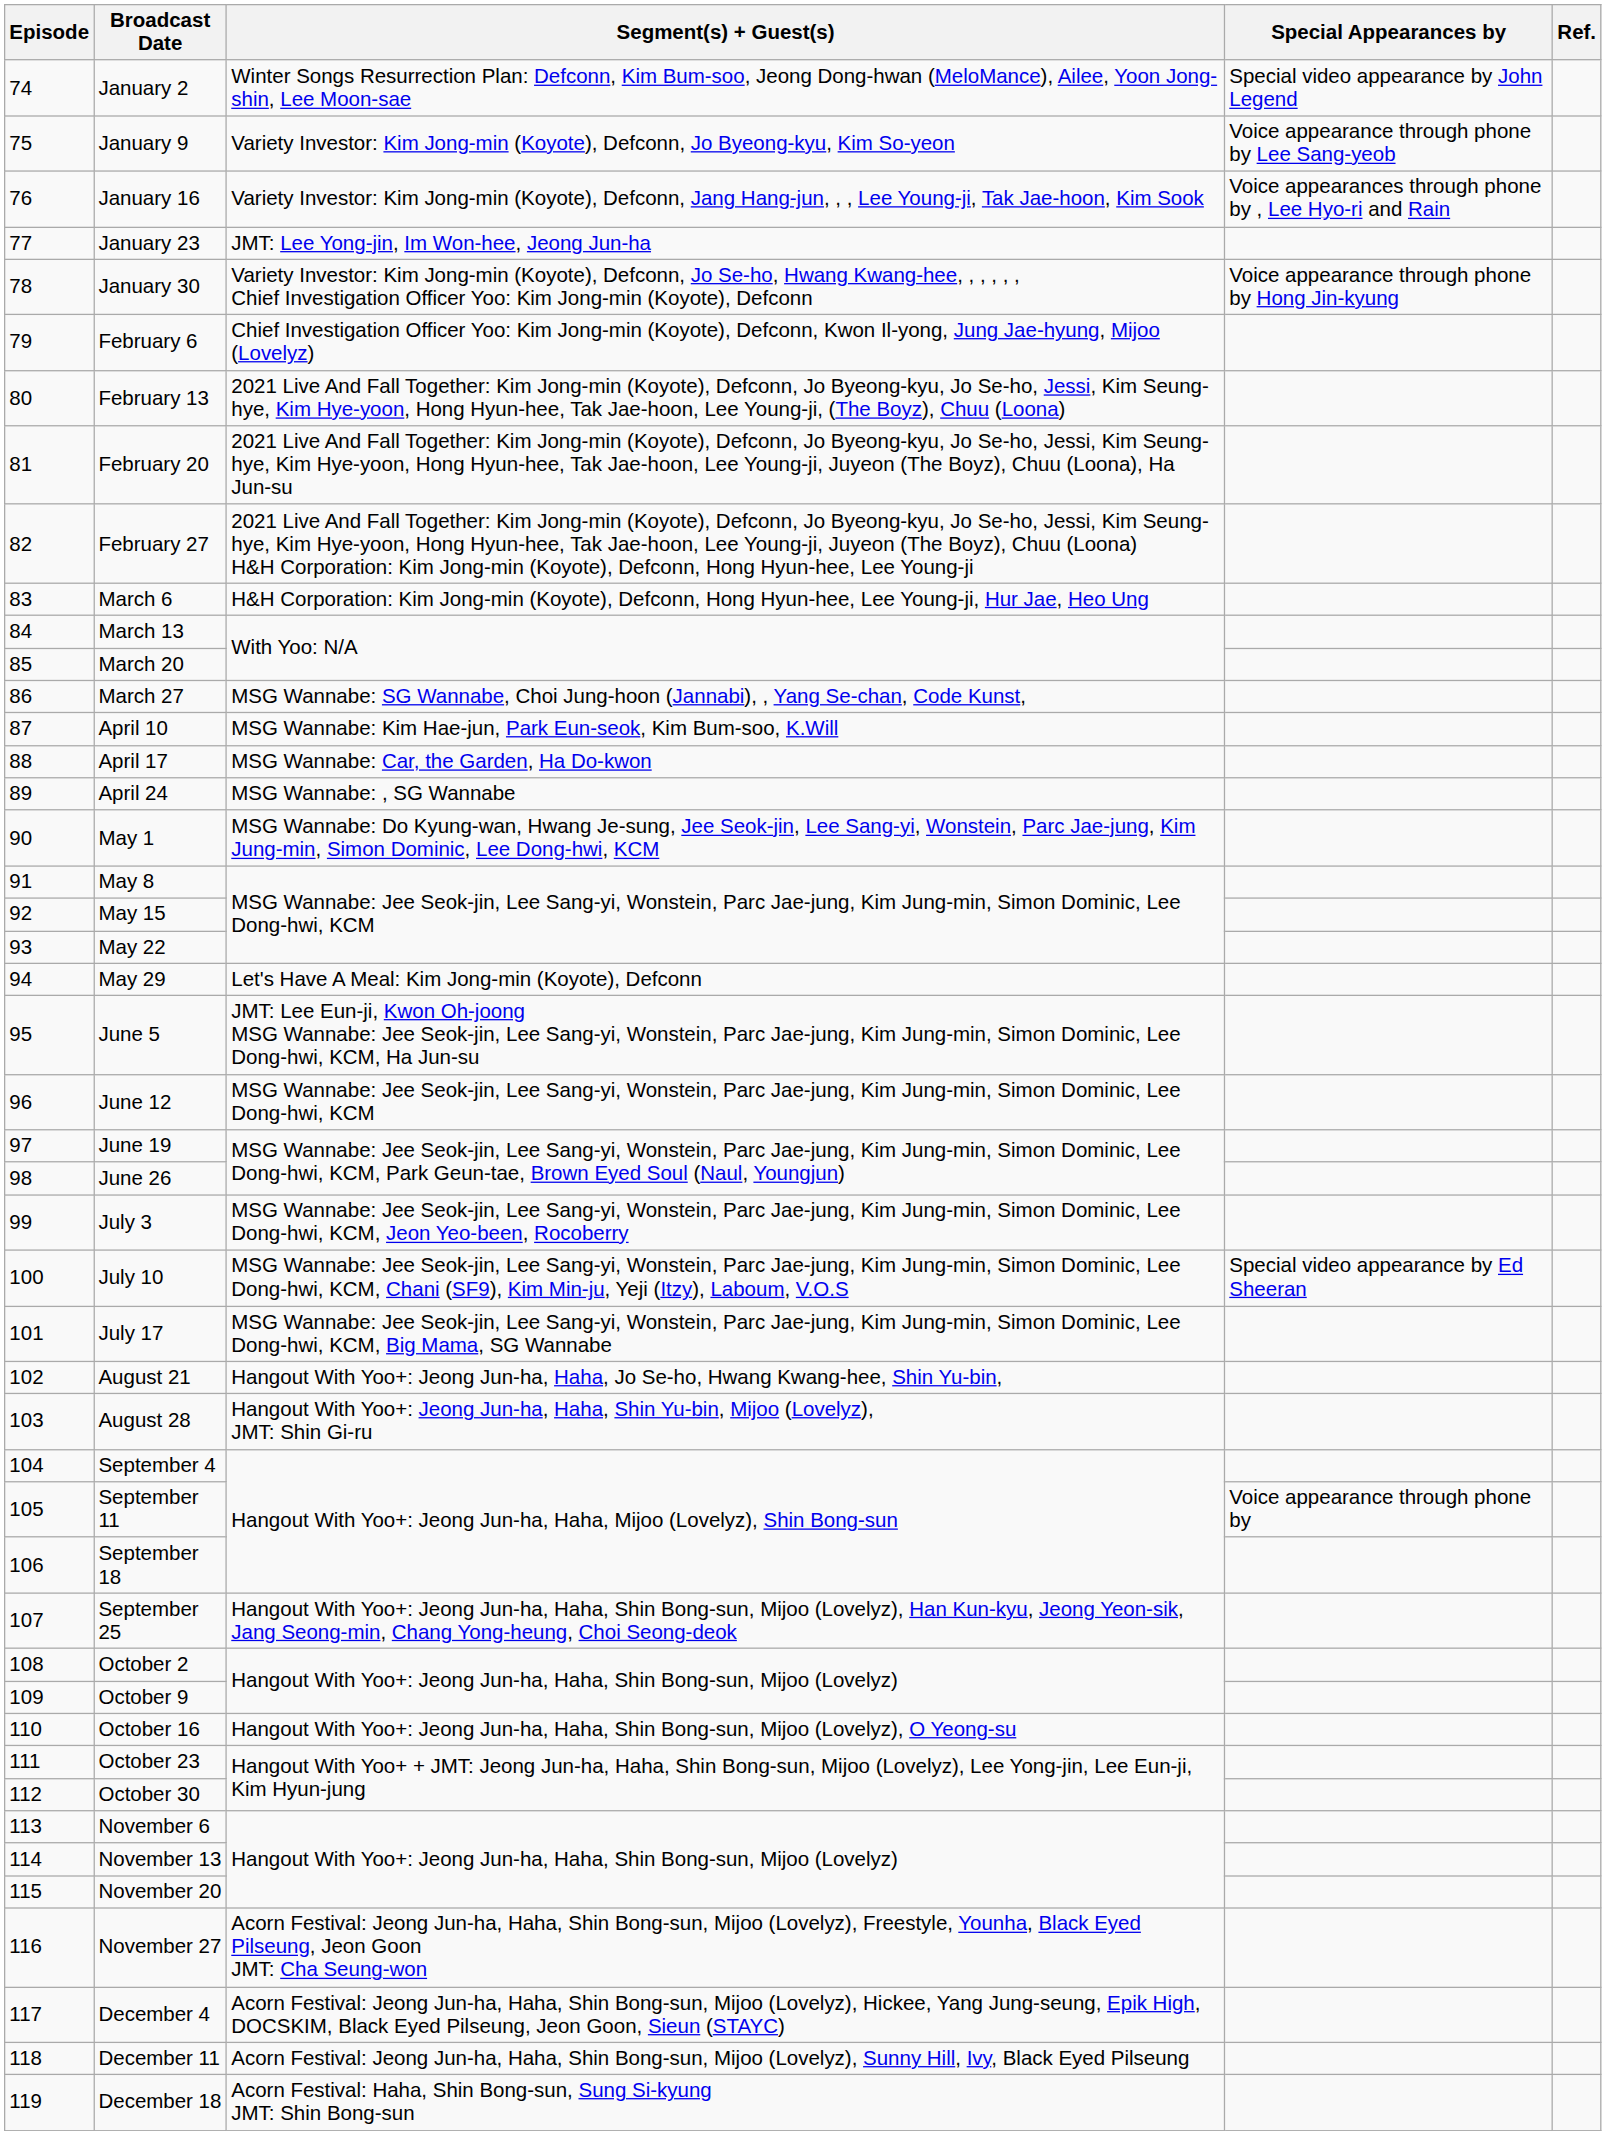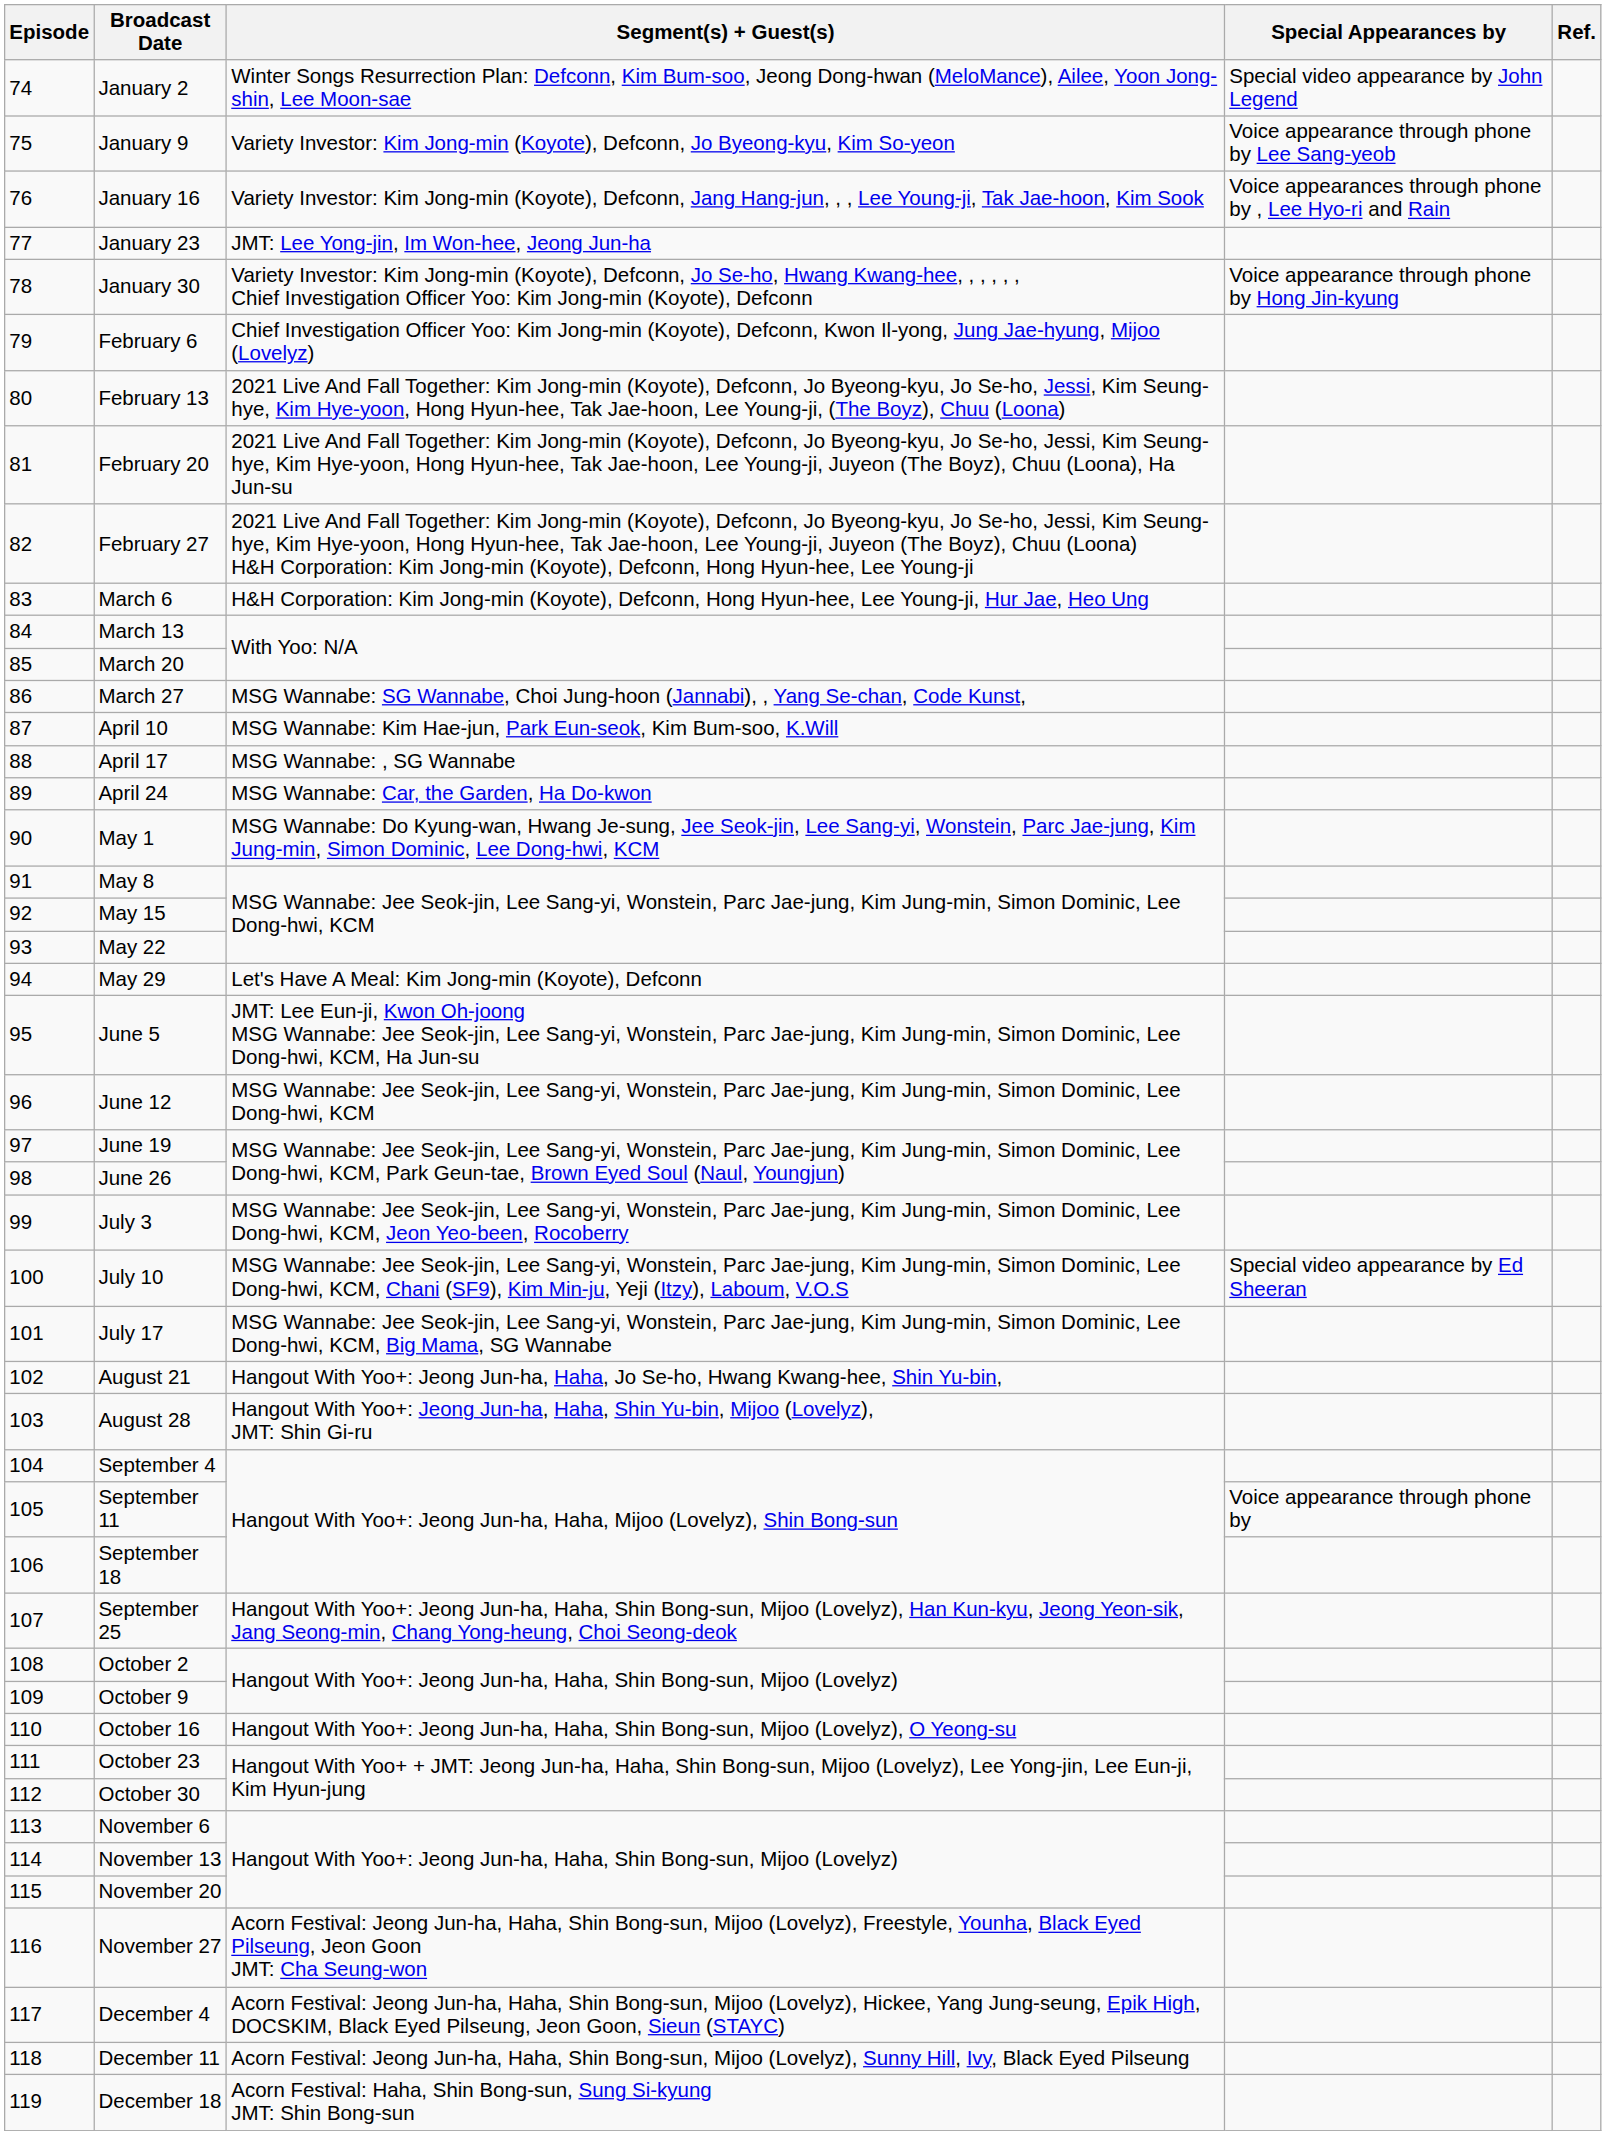(441, 761) MSG Wannabe: Car, the Garden, Ha Do-kwon -> (373, 761) MSG Wannabe: , SG Wannabe
(373, 793) MSG Wannabe: , SG Wannabe -> (441, 793) MSG Wannabe: Car, the Garden, Ha Do-kwon
